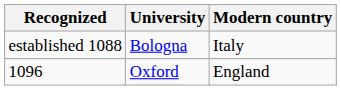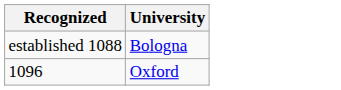- column: (273, 17)
